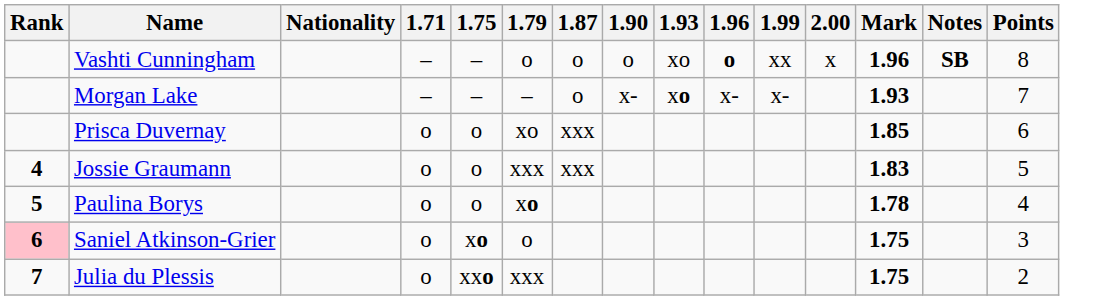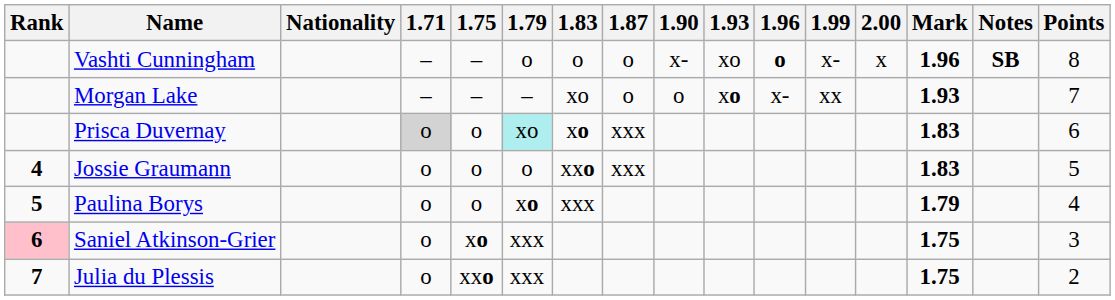+ column: (578, 22)
(628, 58) o -> (679, 58) x-
(780, 58) xx -> (831, 58) x-
(628, 95) x- -> (679, 95) o
(780, 95) x- -> (831, 95) xx
(426, 131) no background -> (426, 131) lightgrey background
(527, 131) no background -> (527, 131) paleturquoise background
(889, 131) 1.85 -> (940, 131) 1.83
(527, 167) xxx -> (527, 167) o
(889, 204) 1.78 -> (940, 204) 1.79
(527, 240) o -> (527, 240) xxx
